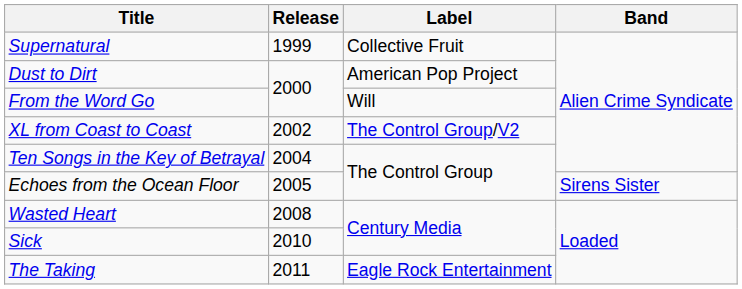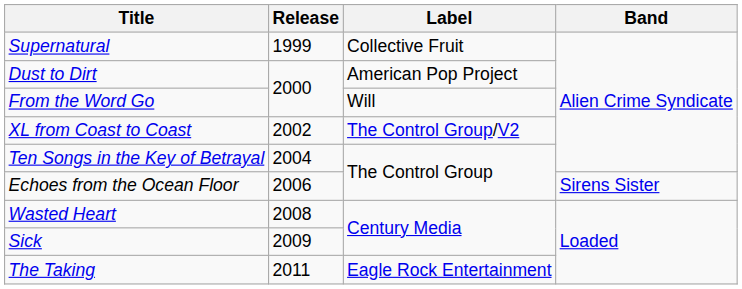(292, 185) 2005 -> (292, 185) 2006
(292, 241) 2010 -> (292, 241) 2009
